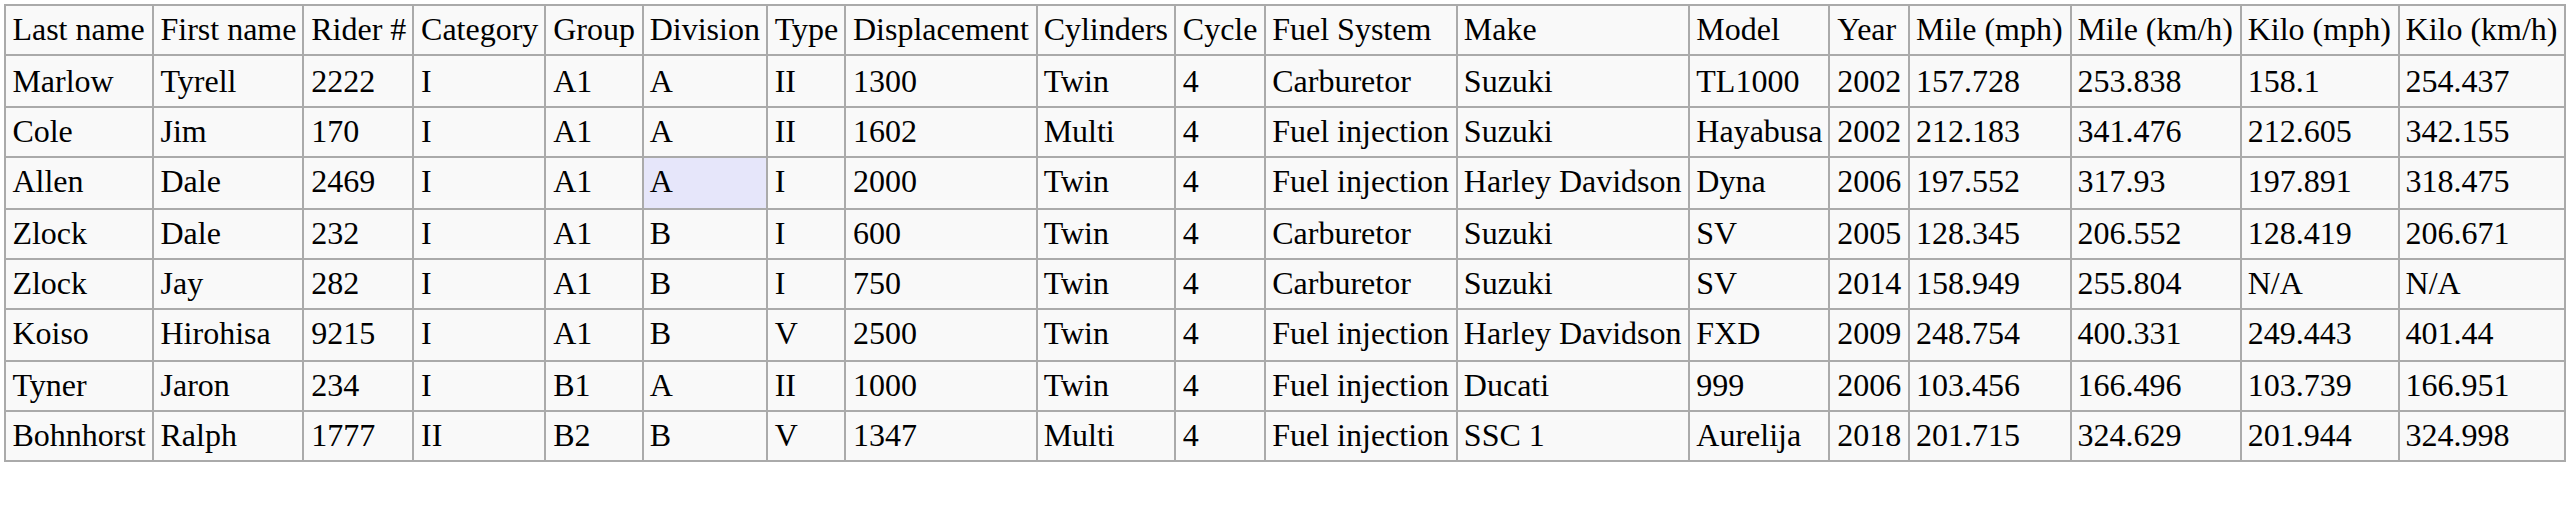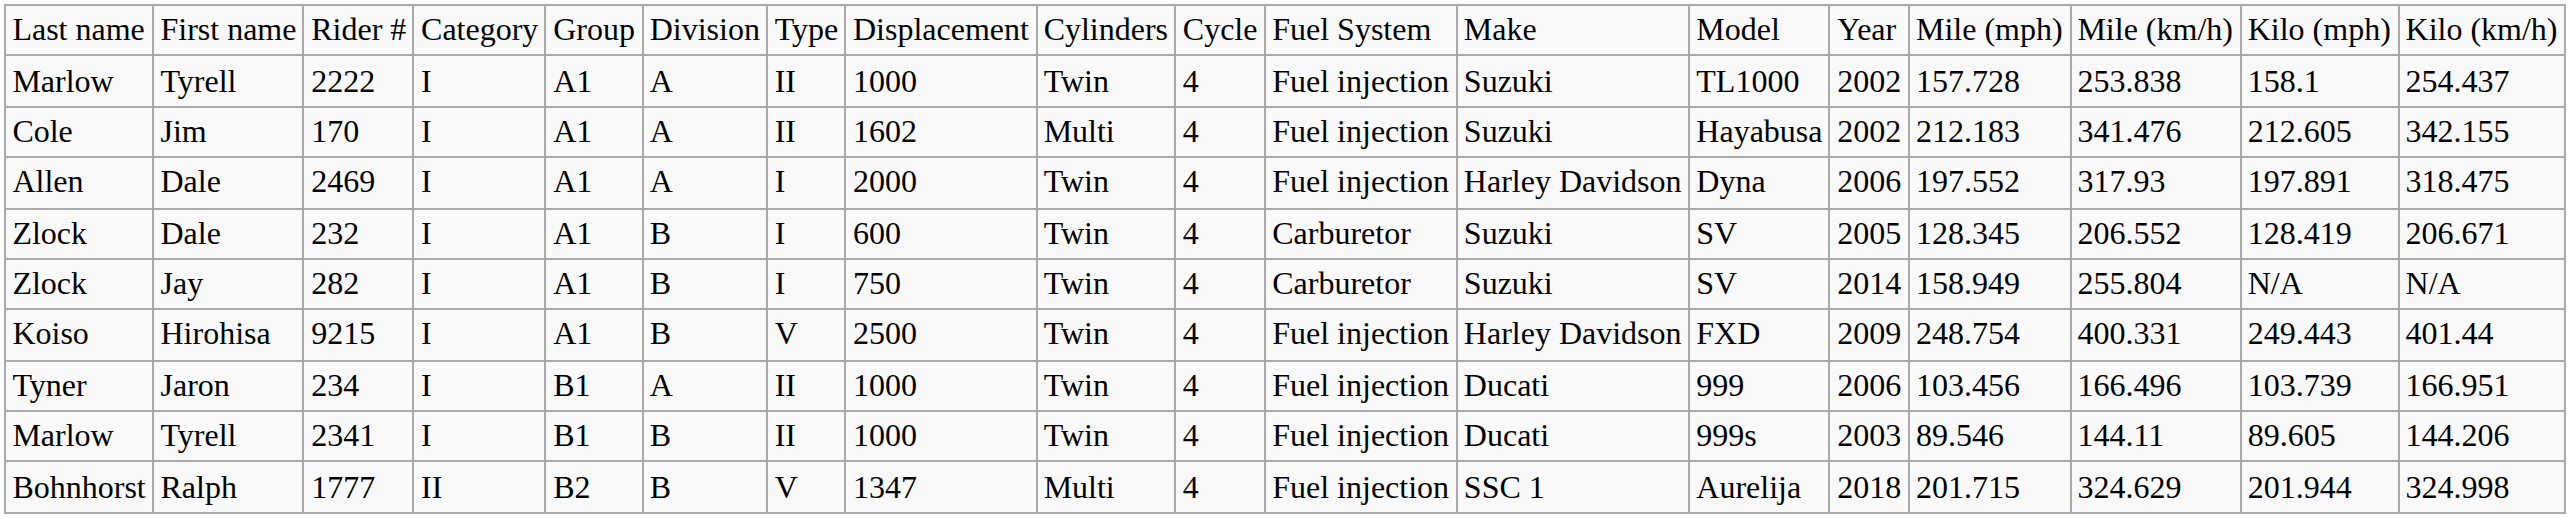(885, 80) 1300 -> (885, 80) 1000
(1342, 80) Carburetor -> (1361, 80) Fuel injection
(661, 182) lavender background -> (661, 182) no background
+ row: (343, 435)
